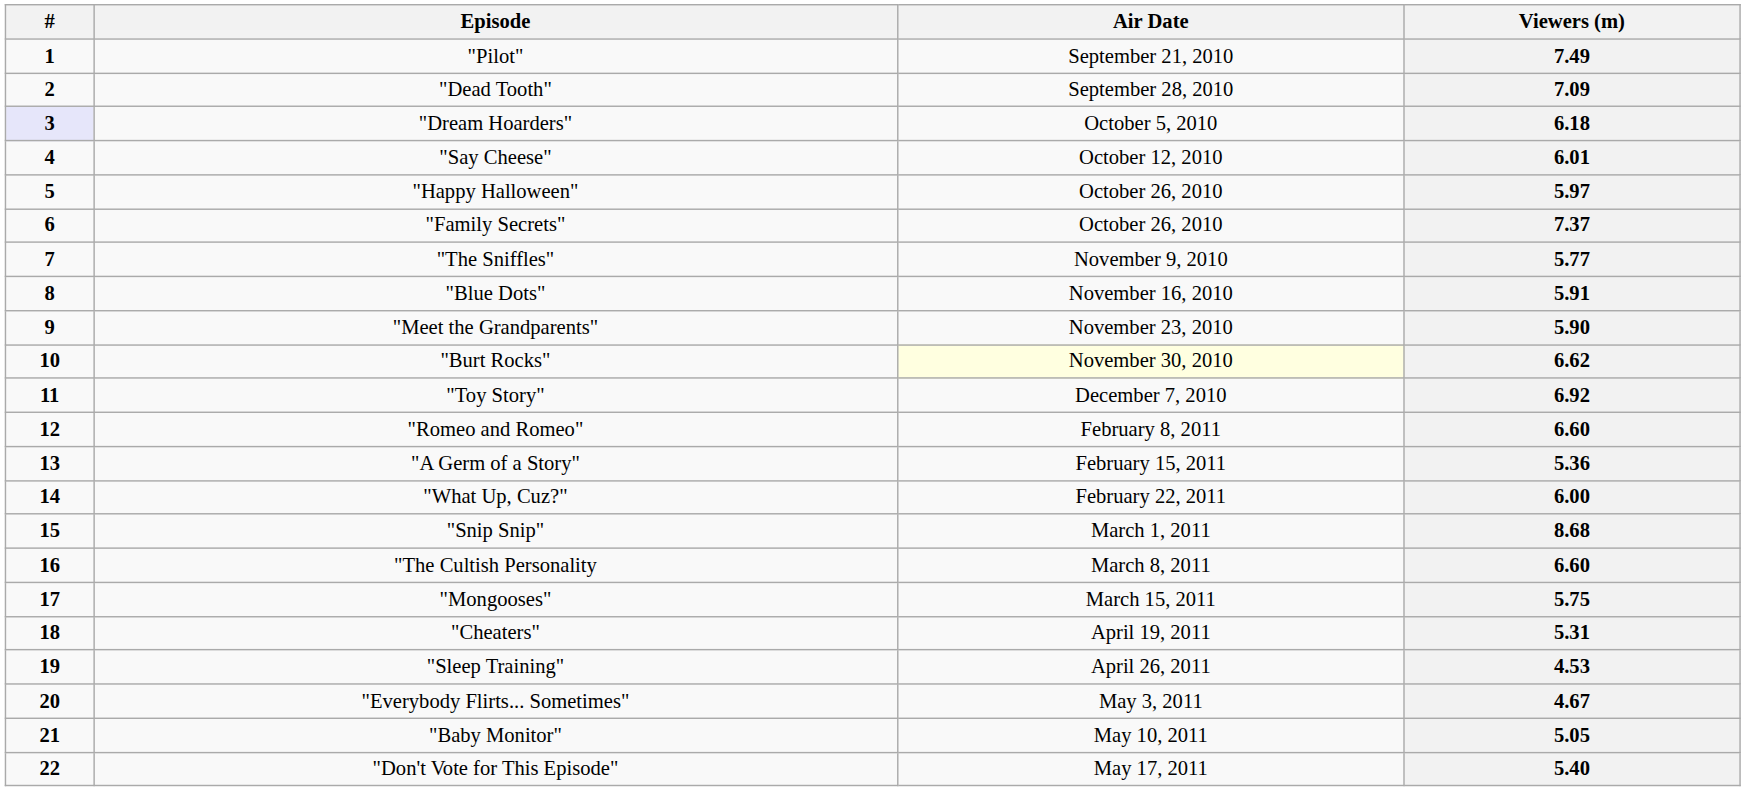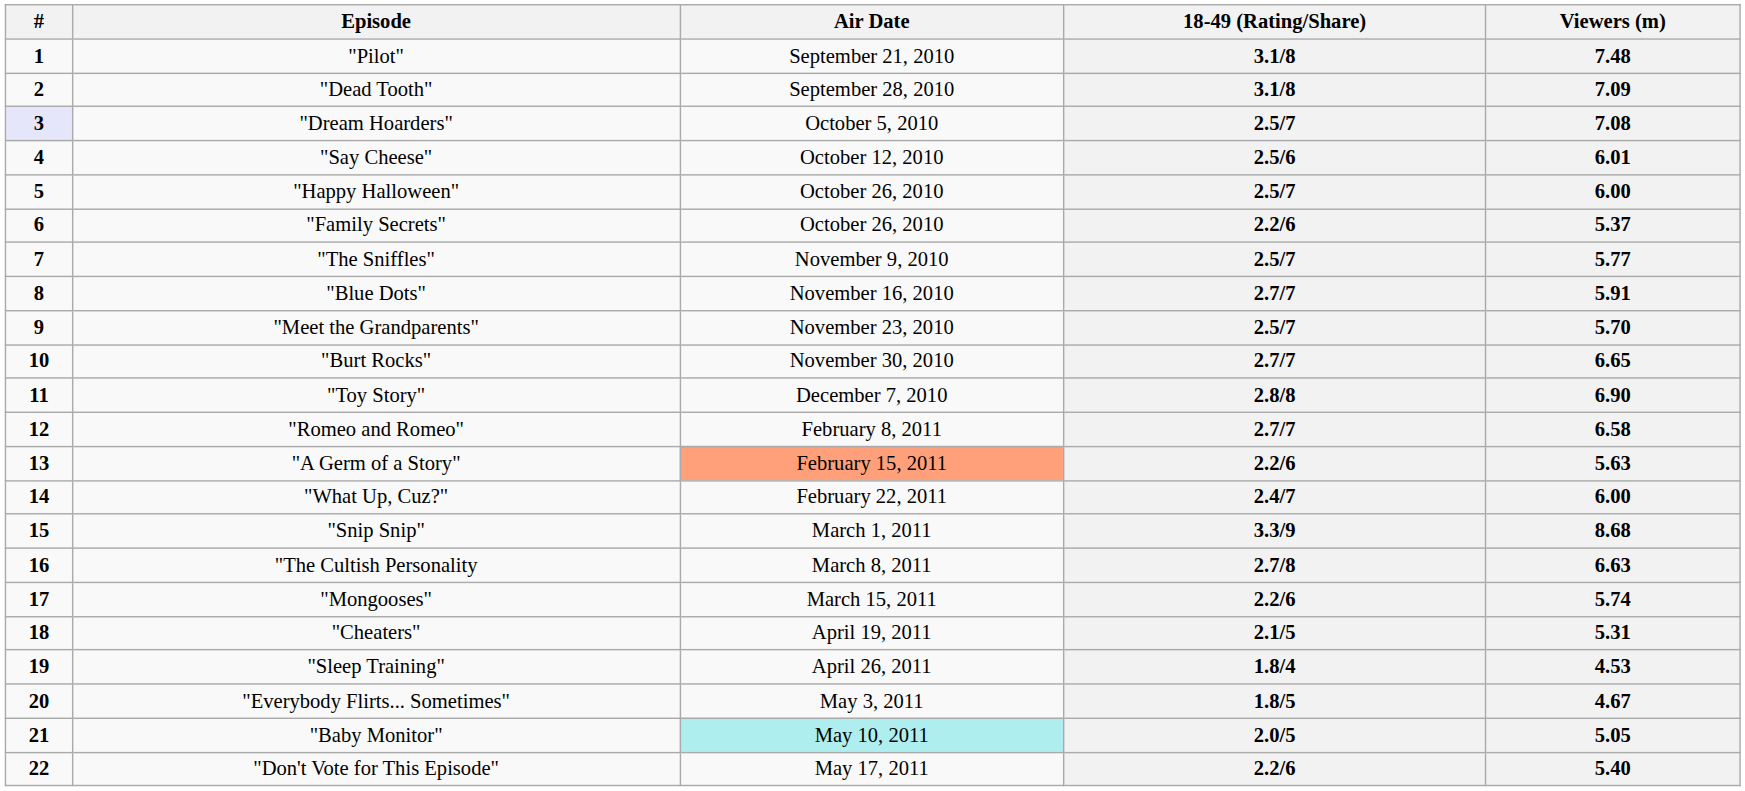+ column: (1275, 21)
(1572, 55) 7.49 -> (1613, 55) 7.48
(1572, 123) 6.18 -> (1613, 123) 7.08
(1572, 191) 5.97 -> (1613, 191) 6.00
(1572, 225) 7.37 -> (1613, 225) 5.37
(1572, 327) 5.90 -> (1613, 327) 5.70
(1151, 361) lightyellow background -> (872, 361) no background
(1572, 361) 6.62 -> (1613, 361) 6.65
(1572, 395) 6.92 -> (1613, 395) 6.90
(1572, 429) 6.60 -> (1613, 429) 6.58
(1151, 463) no background -> (872, 463) lightsalmon background
(1572, 463) 5.36 -> (1613, 463) 5.63
(1572, 565) 6.60 -> (1613, 565) 6.63
(1572, 599) 5.75 -> (1613, 599) 5.74
(1151, 735) no background -> (872, 735) paleturquoise background
